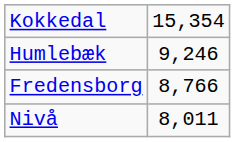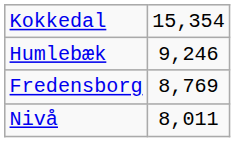(188, 87) 8,766 -> (188, 87) 8,769
